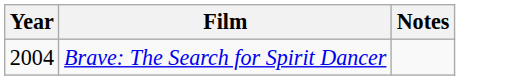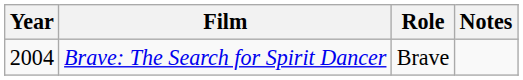+ column: (423, 22)
